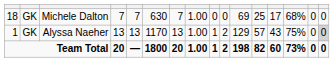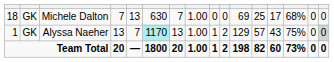(137, 17) 7 -> (134, 17) 13
(134, 33) 13 -> (137, 33) 7
(156, 33) no background -> (156, 33) paleturquoise background
